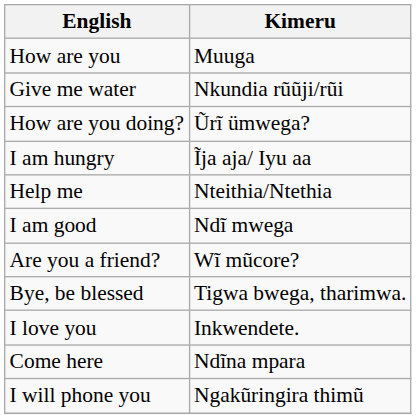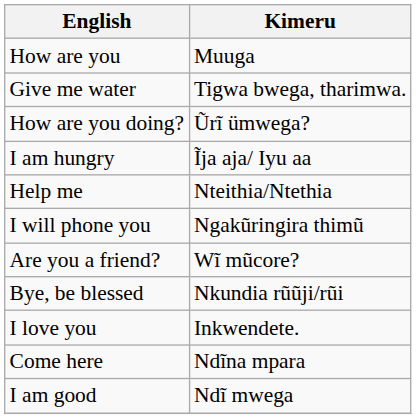(269, 89) Nkundia rũũji/rũi -> (300, 89) Tigwa bwega, tharimwa.
rows swapped: (53, 225) <-> (80, 395)
(300, 293) Tigwa bwega, tharimwa. -> (269, 293) Nkundia rũũji/rũi
